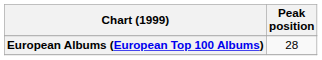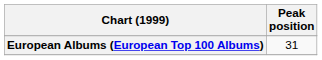(292, 45) 28 -> (292, 45) 31
